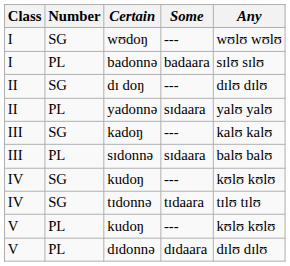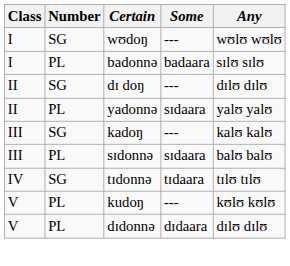- row: (16, 179)
